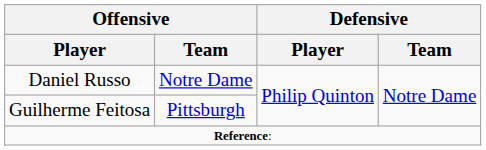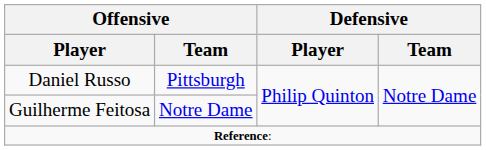(206, 79) Notre Dame -> (206, 79) Pittsburgh
(206, 110) Pittsburgh -> (206, 110) Notre Dame
